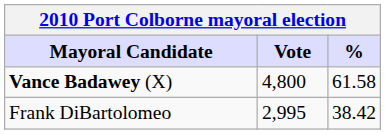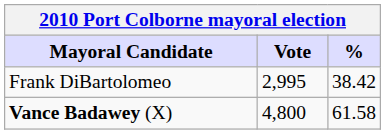rows swapped: (91, 81) <-> (90, 112)
